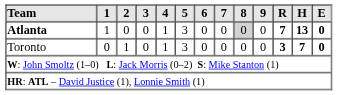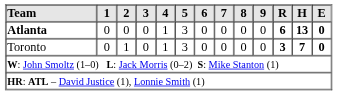(107, 30) 1 -> (107, 30) 0
(243, 30) lightgrey background -> (243, 30) no background
(283, 30) 7 -> (283, 30) 6
